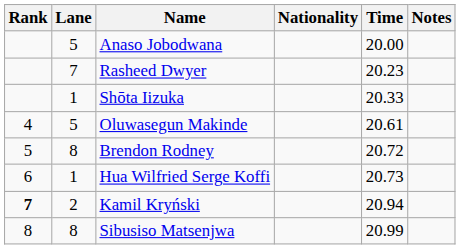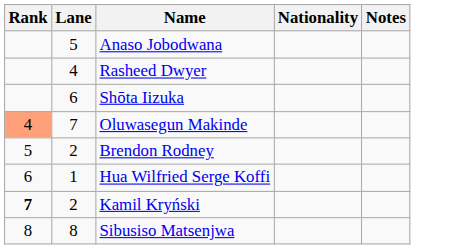- column: (385, 17)
(74, 71) 7 -> (74, 71) 4
(74, 97) 1 -> (74, 97) 6
(28, 124) no background -> (28, 124) lightsalmon background
(74, 124) 5 -> (74, 124) 7
(74, 151) 8 -> (74, 151) 2
